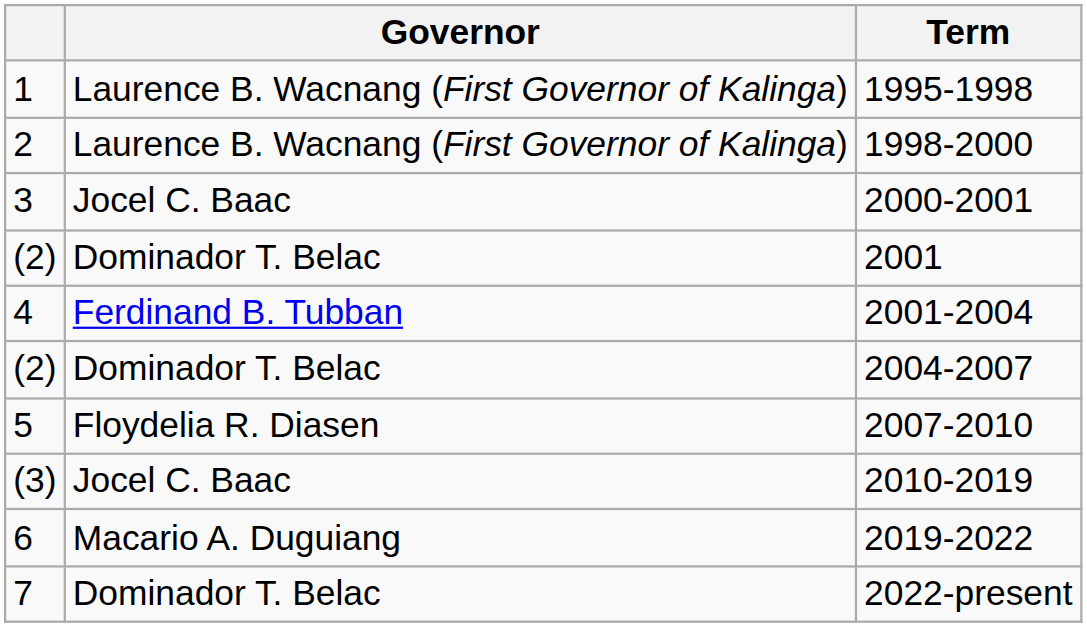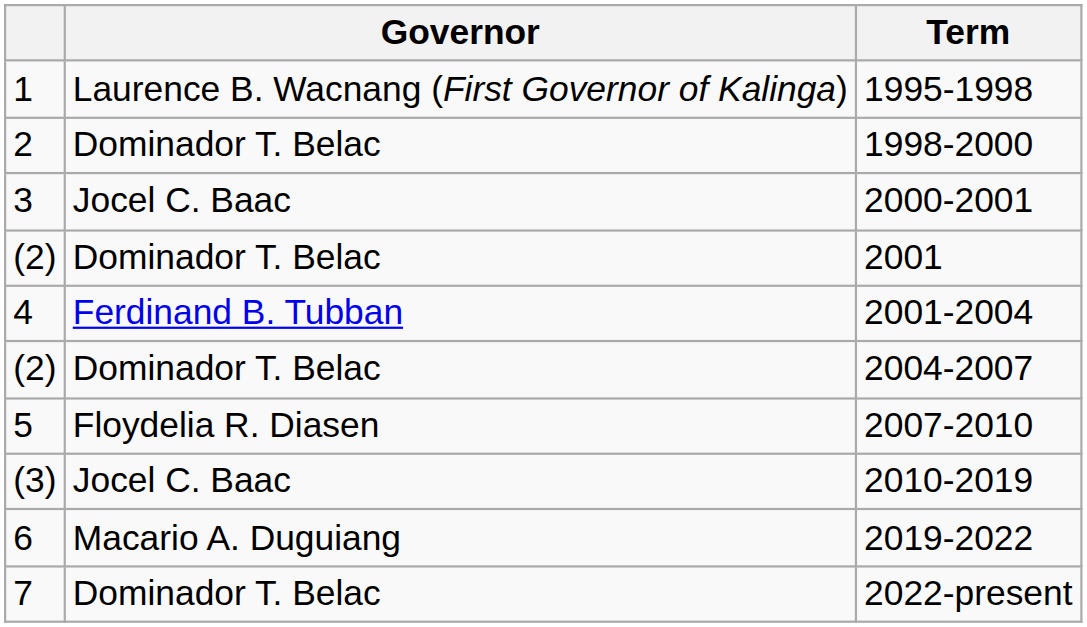(460, 144) Laurence B. Wacnang (First Governor of Kalinga) -> (227, 144) Dominador T. Belac
